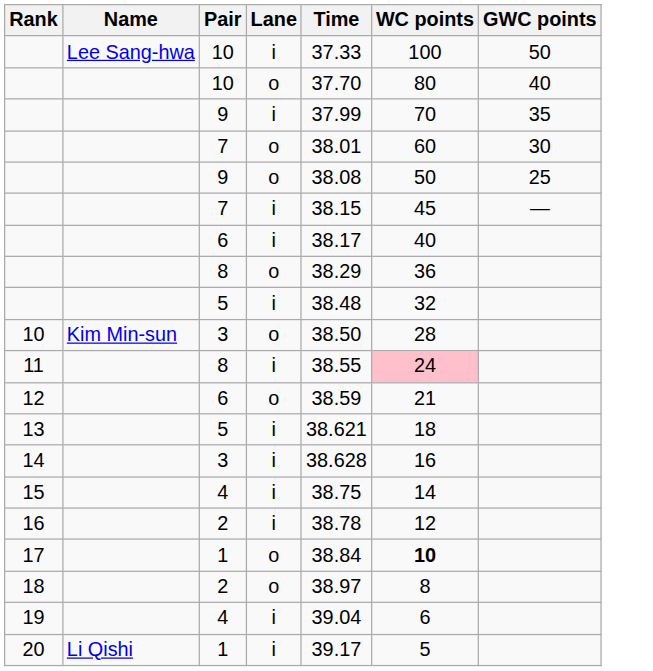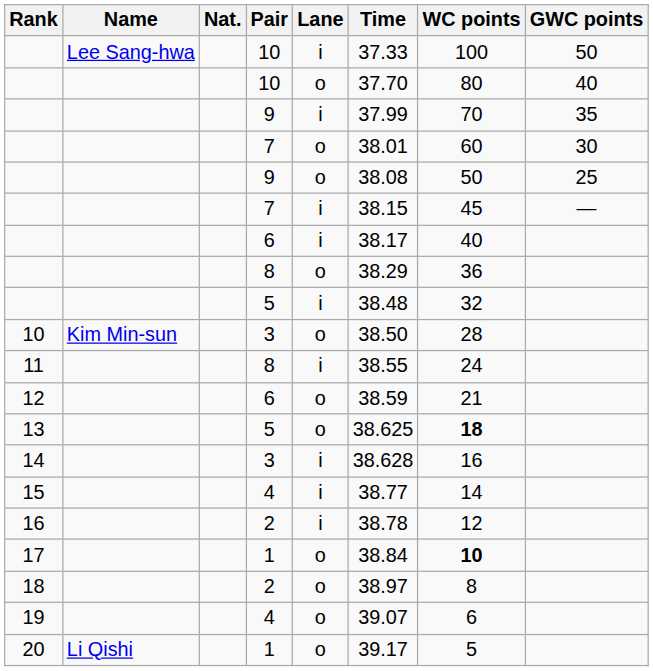+ column: (223, 20)
(425, 366) pink background -> (472, 366) no background
(274, 429) i -> (320, 429) o
(336, 429) 38.621 -> (383, 429) 38.625
(425, 429) normal -> (472, 429) bold
(336, 492) 38.75 -> (383, 492) 38.77
(274, 618) i -> (320, 618) o
(336, 618) 39.04 -> (383, 618) 39.07
(274, 649) i -> (320, 649) o
